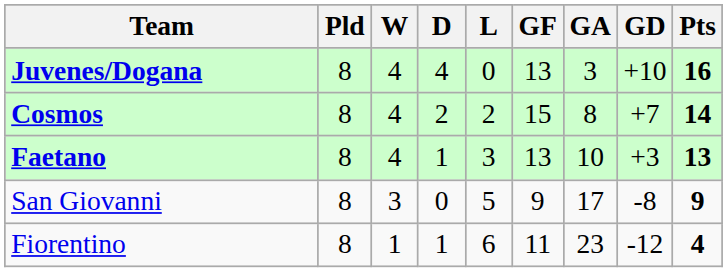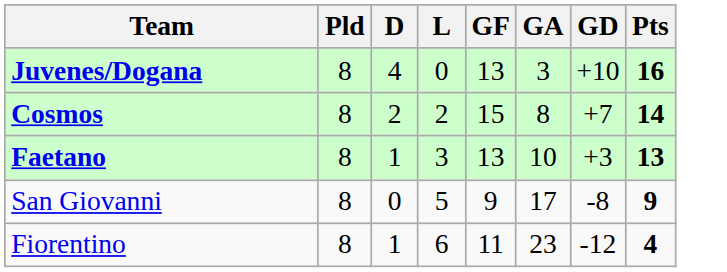- column: (395, 26)
